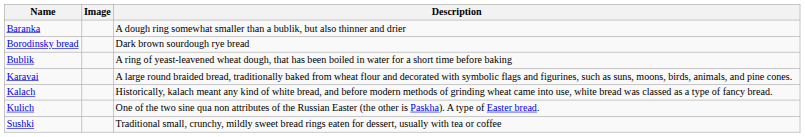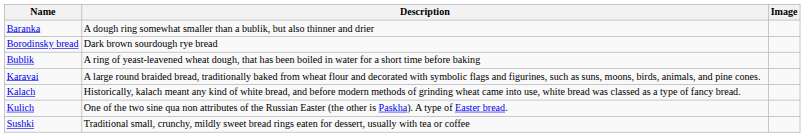columns swapped: (97, 12) <-> (457, 12)
